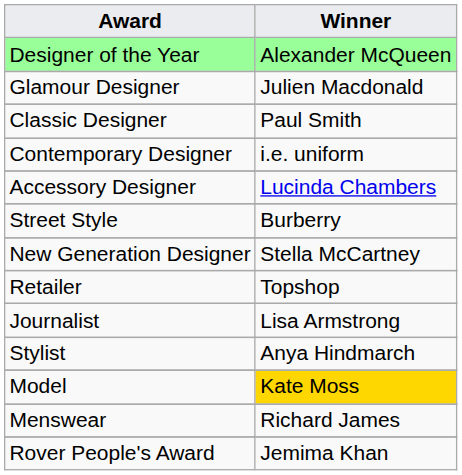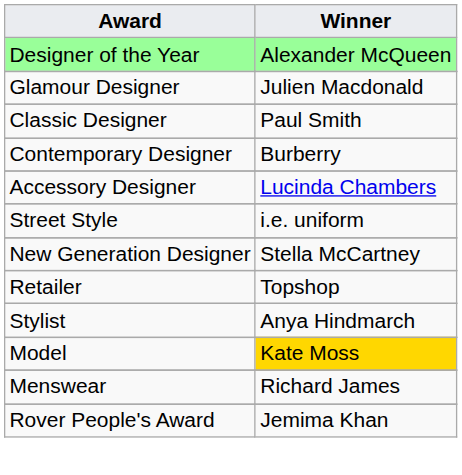(312, 154) i.e. uniform -> (301, 154) Burberry
(301, 220) Burberry -> (312, 220) i.e. uniform
- row: (54, 320)
